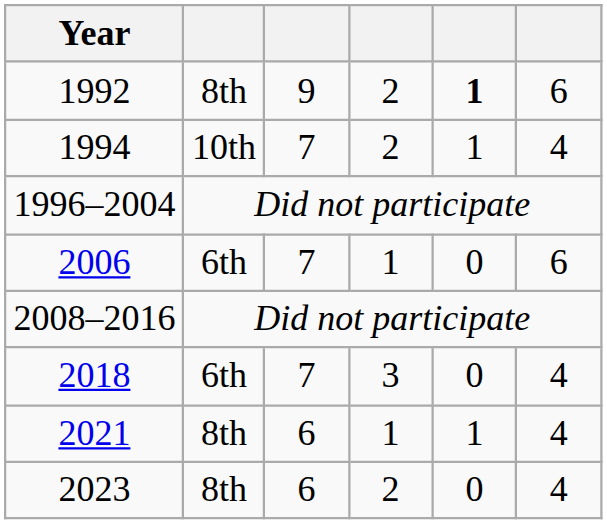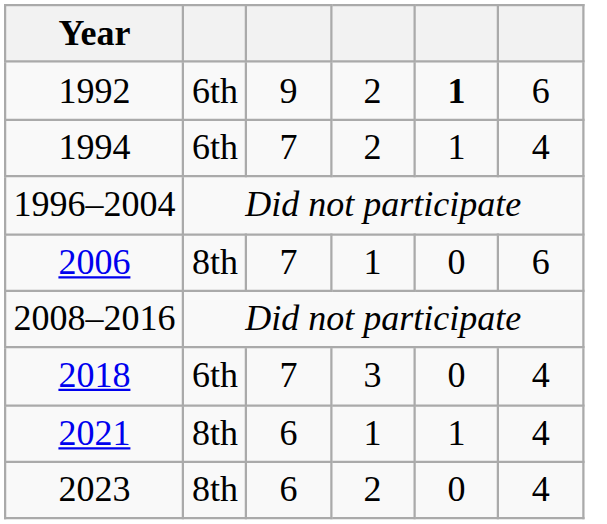(224, 90) 8th -> (215, 90) 6th
(224, 147) 10th -> (215, 147) 6th
(224, 261) 6th -> (215, 261) 8th
